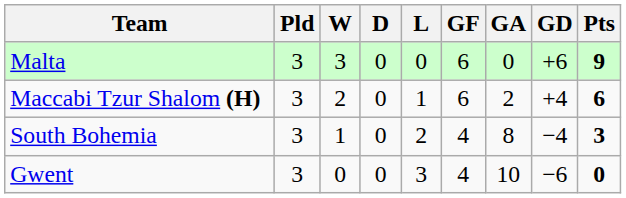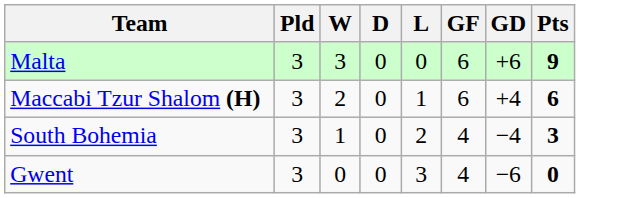- column: (508, 23)
